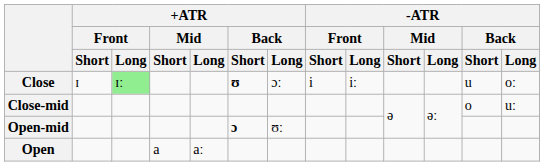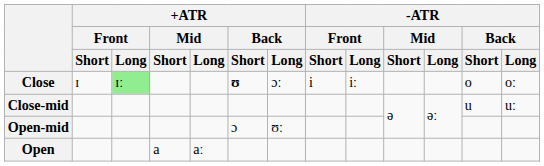(468, 82) u -> (468, 82) o
(468, 104) o -> (468, 104) u
(234, 127) bold -> (234, 127) normal
